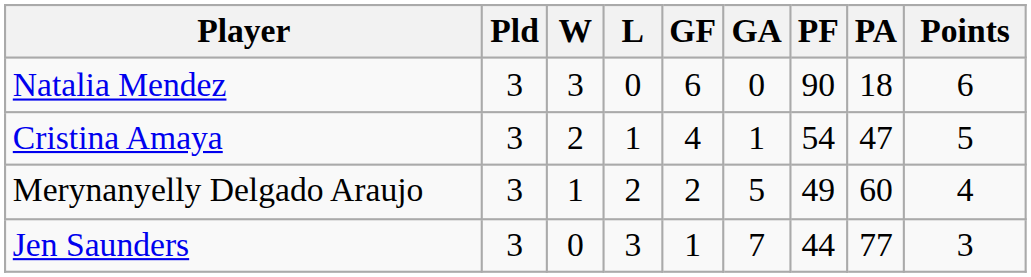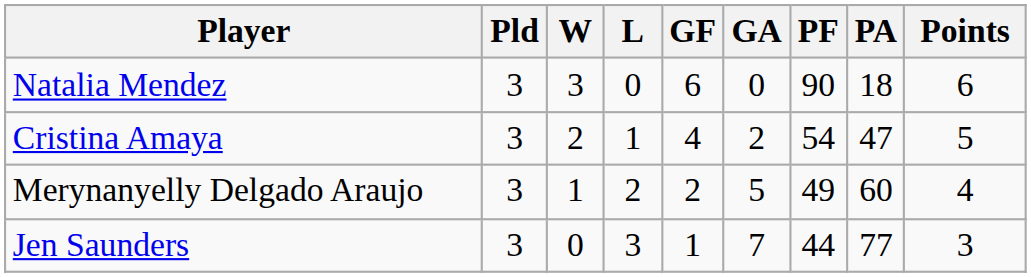(757, 137) 1 -> (757, 137) 2
